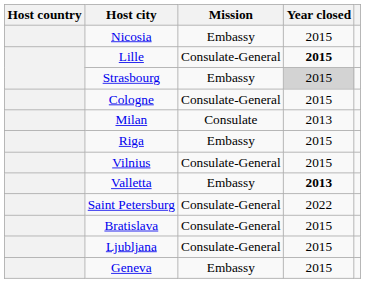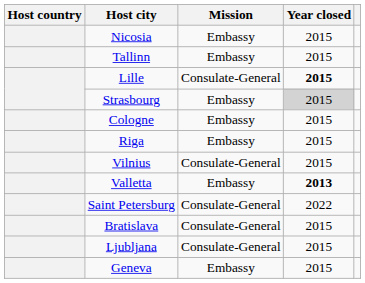+ row: (131, 57)
(231, 99) Consulate-General -> (231, 120) Embassy
- row: (131, 120)
